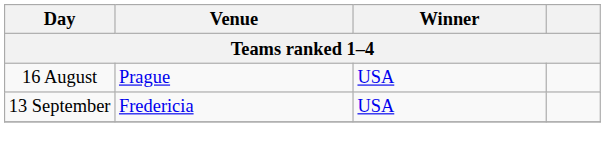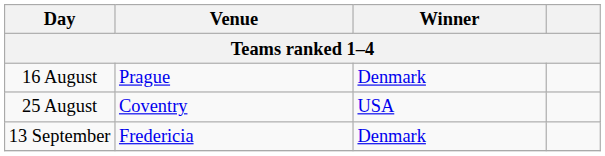(376, 77) USA -> (392, 77) Denmark
+ row: (60, 106)
(376, 106) USA -> (392, 135) Denmark
